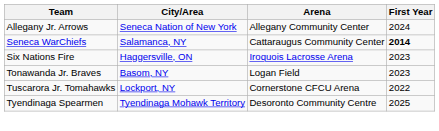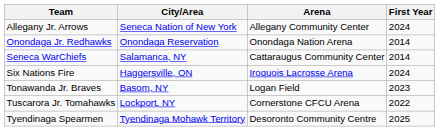+ row: (59, 42)
(400, 42) bold -> (400, 57) normal
(400, 57) 2023 -> (400, 73) 2024
